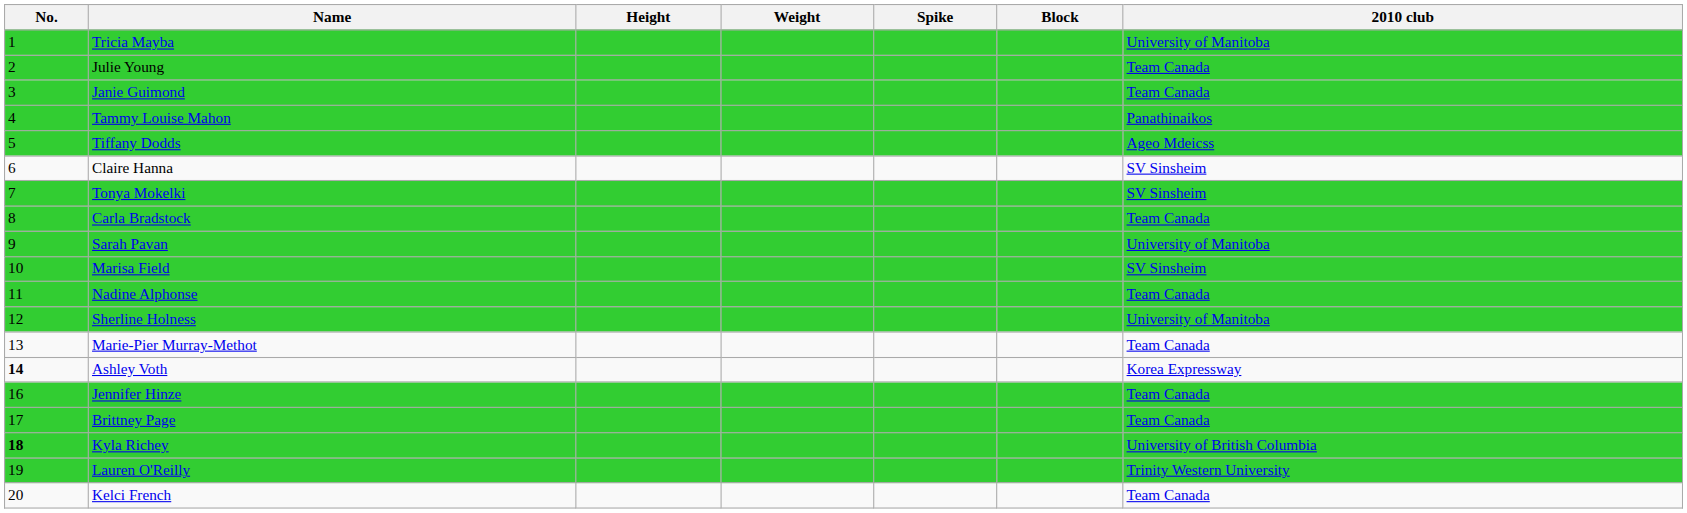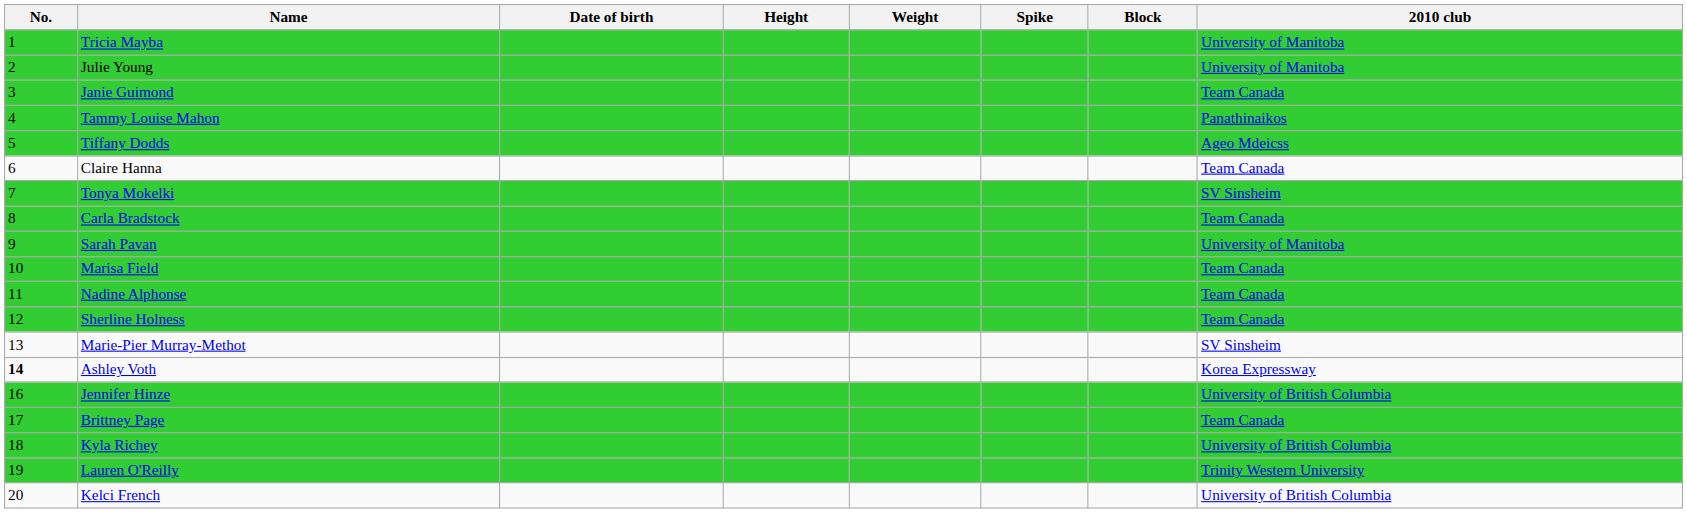+ column: (611, 17)
(1168, 67) Team Canada -> (1273, 67) University of Manitoba
(1166, 168) SV Sinsheim -> (1243, 168) Team Canada
(1166, 269) SV Sinsheim -> (1243, 269) Team Canada
(1198, 319) University of Manitoba -> (1243, 319) Team Canada
(1168, 344) Team Canada -> (1241, 344) SV Sinsheim
(1168, 395) Team Canada -> (1296, 395) University of British Columbia
(16, 445) bold -> (16, 445) normal
(1168, 495) Team Canada -> (1296, 495) University of British Columbia
